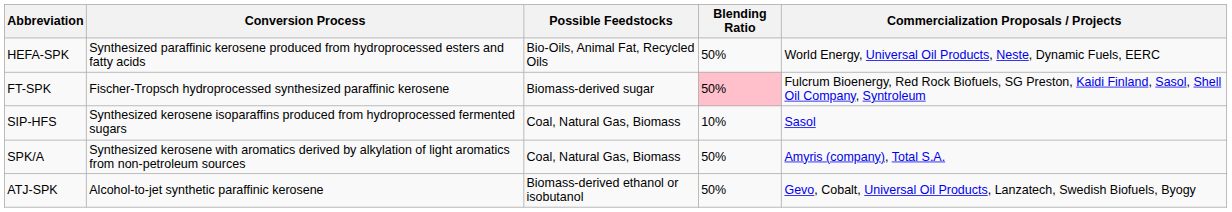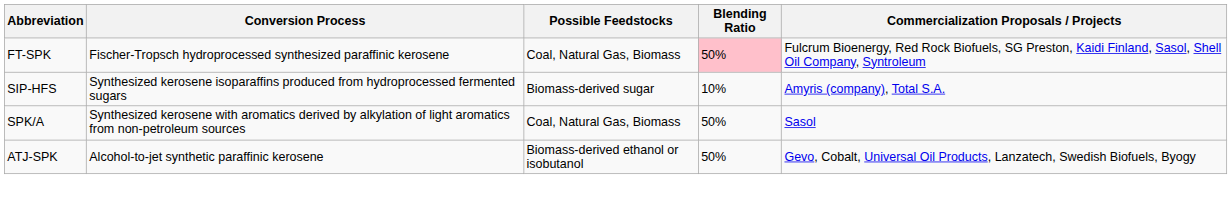- row: (38, 55)
(590, 89) Biomass-derived sugar -> (604, 55) Coal, Natural Gas, Biomass
(604, 122) Coal, Natural Gas, Biomass -> (590, 89) Biomass-derived sugar
(800, 122) Sasol -> (865, 89) Amyris (company), Total S.A.
(865, 156) Amyris (company), Total S.A. -> (800, 122) Sasol
